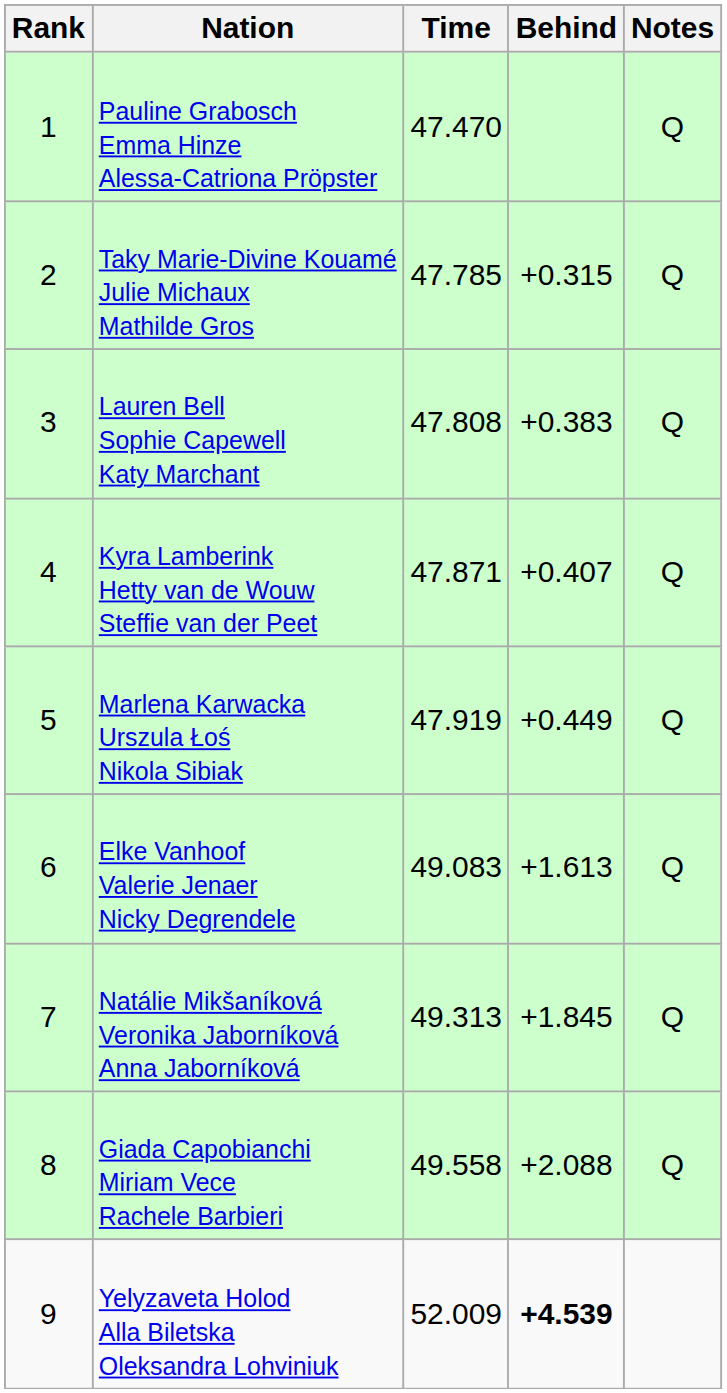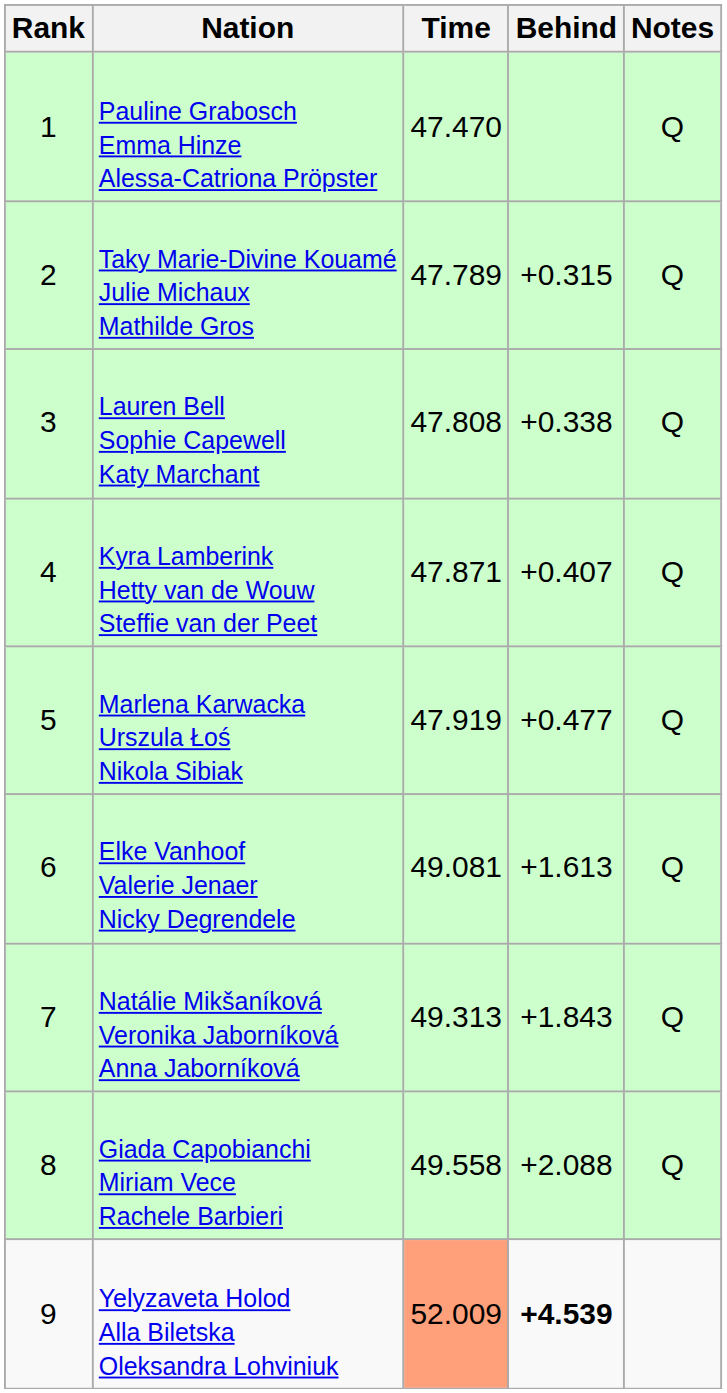(456, 274) 47.785 -> (456, 274) 47.789
(566, 423) +0.383 -> (566, 423) +0.338
(566, 719) +0.449 -> (566, 719) +0.477
(456, 868) 49.083 -> (456, 868) 49.081
(566, 1016) +1.845 -> (566, 1016) +1.843
(456, 1313) no background -> (456, 1313) lightsalmon background
